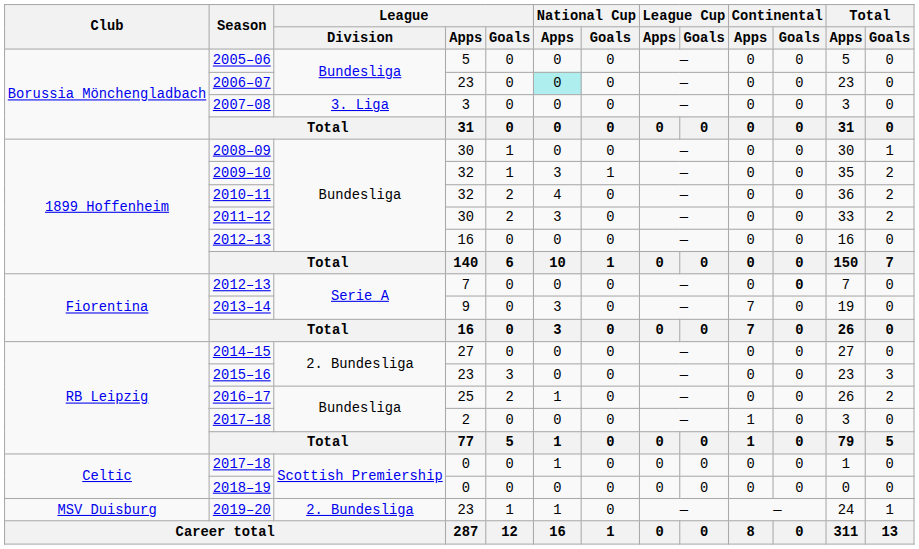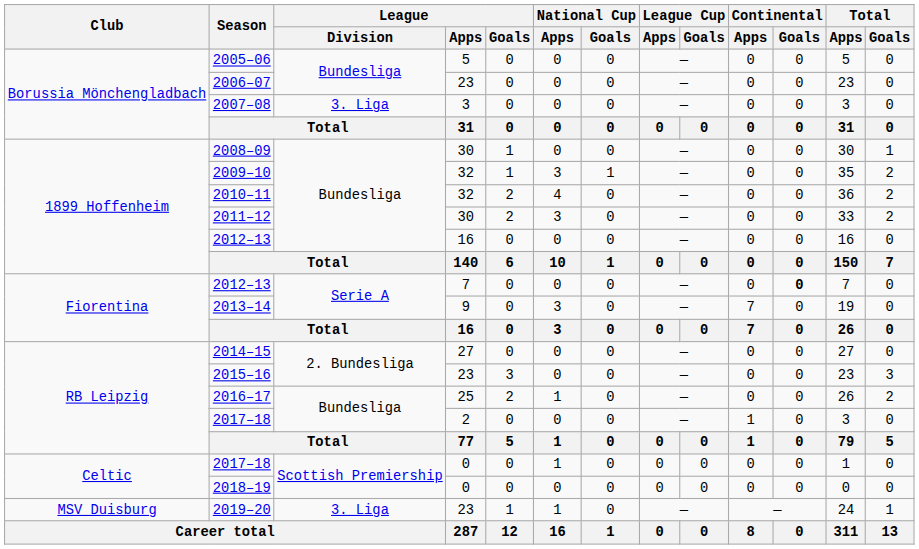(557, 83) paleturquoise background -> (557, 83) no background
(360, 510) 2. Bundesliga -> (360, 510) 3. Liga
